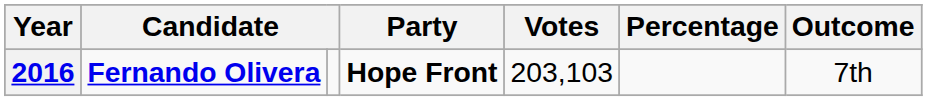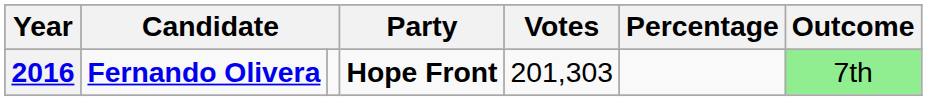(562, 71) 203,103 -> (562, 71) 201,303
(853, 71) no background -> (853, 71) lightgreen background
